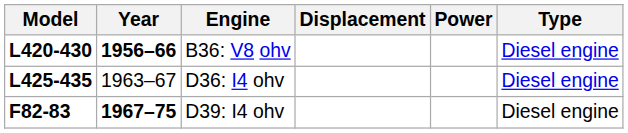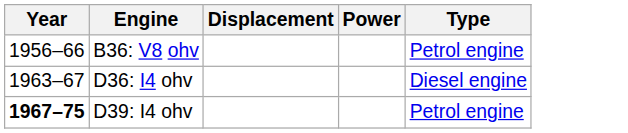- column: (51, 19)
(139, 50) bold -> (47, 50) normal
(560, 50) Diesel engine -> (467, 50) Petrol engine
(560, 111) Diesel engine -> (467, 111) Petrol engine
